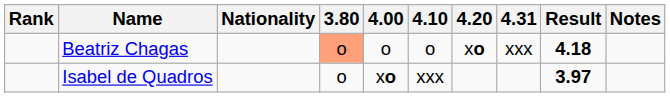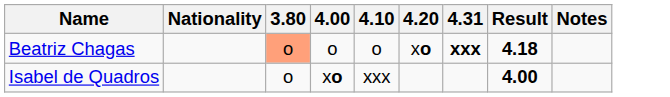- column: (31, 19)
(519, 48) normal -> (465, 48) bold
(573, 77) 3.97 -> (520, 77) 4.00
